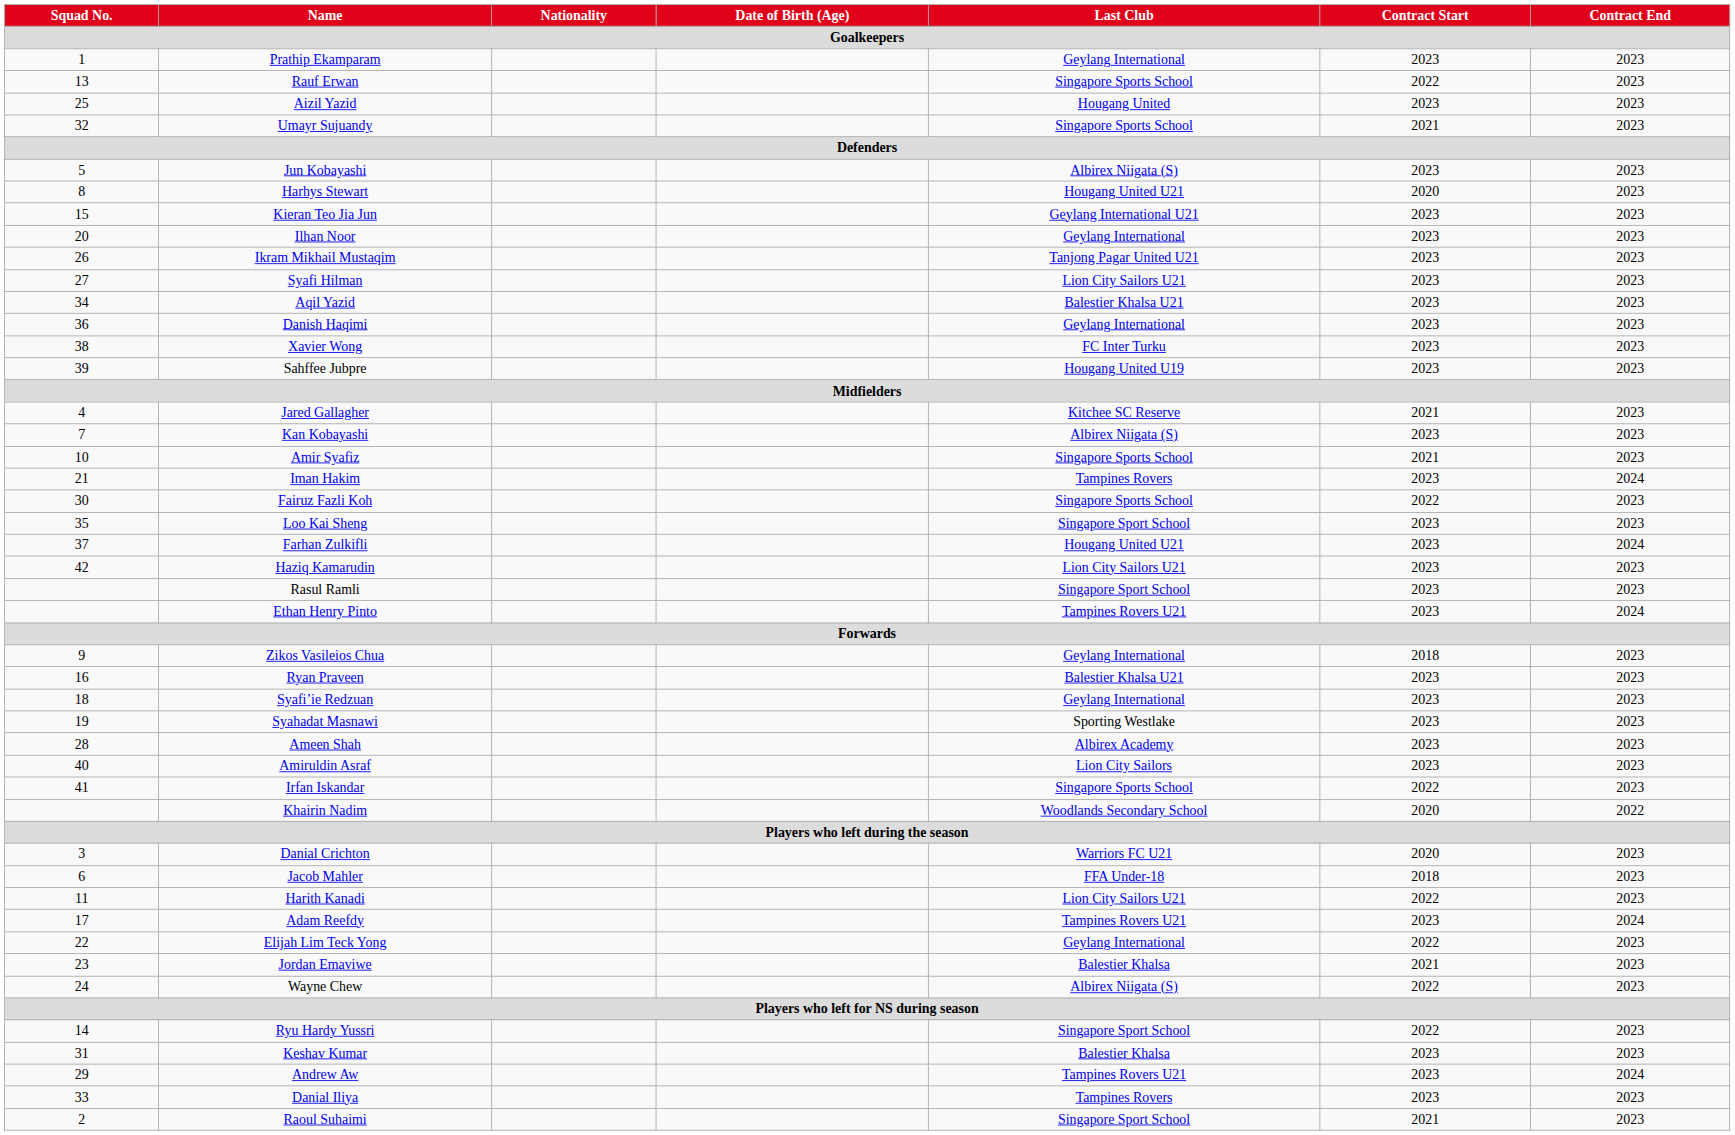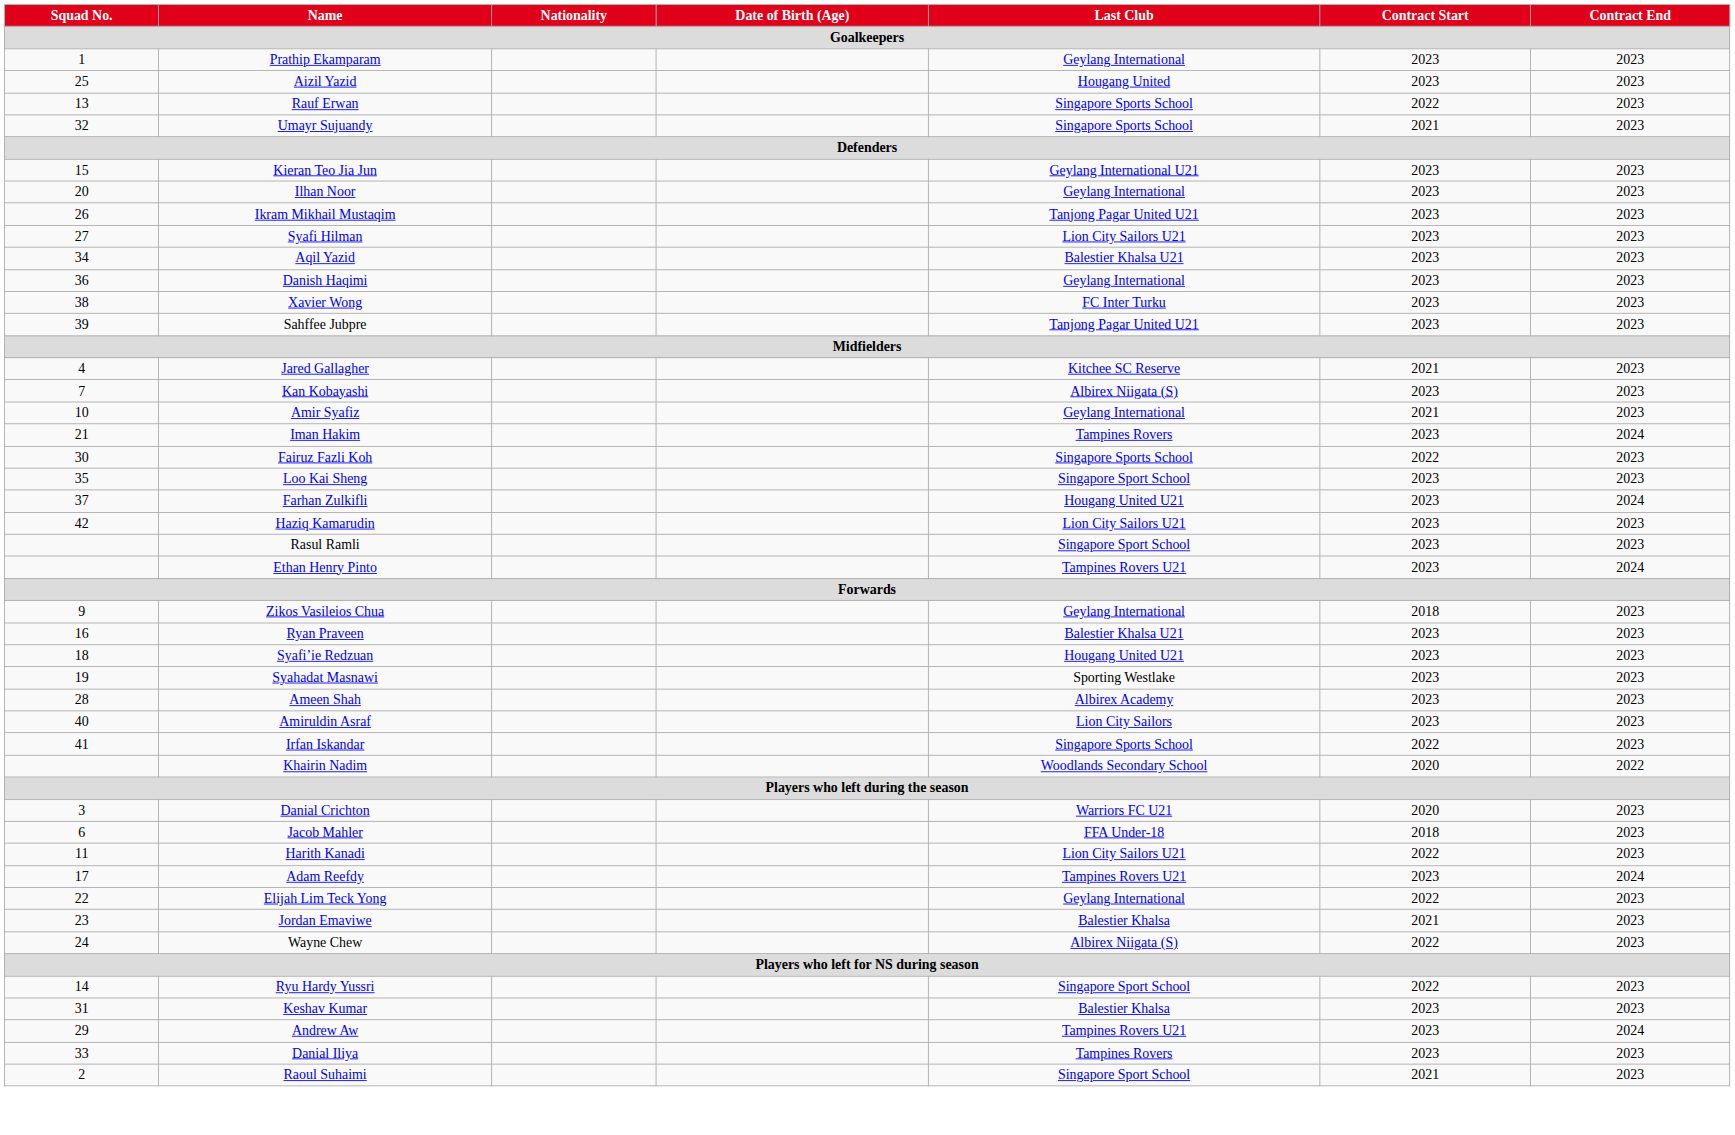rows swapped: (325, 81) <-> (325, 103)
- row: (325, 170)
- row: (325, 192)
(1124, 368) Hougang United U19 -> (1124, 324) Tanjong Pagar United U21
(1124, 457) Singapore Sports School -> (1124, 412) Geylang International
(1124, 699) Geylang International -> (1124, 655) Hougang United U21
